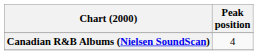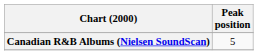(233, 41) 4 -> (233, 41) 5
